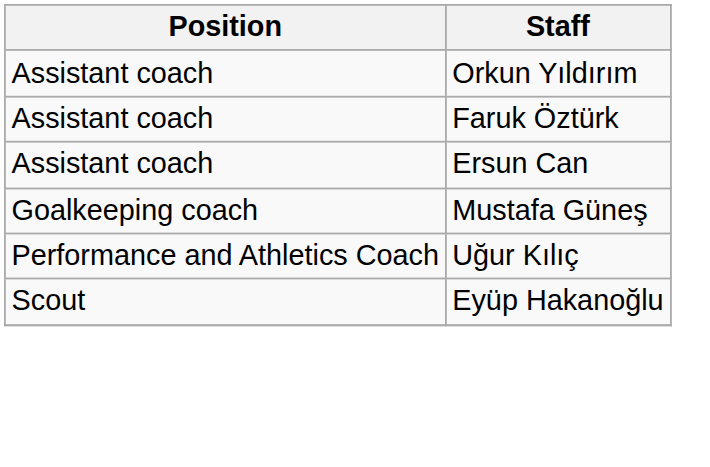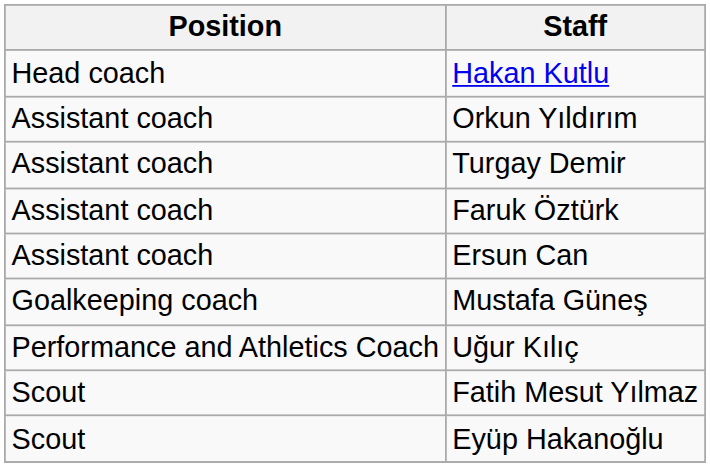+ row: (531, 73)
+ row: (539, 164)
+ row: (575, 392)
